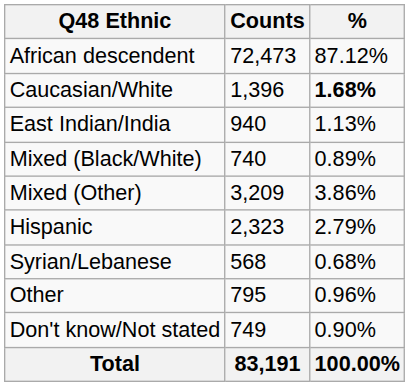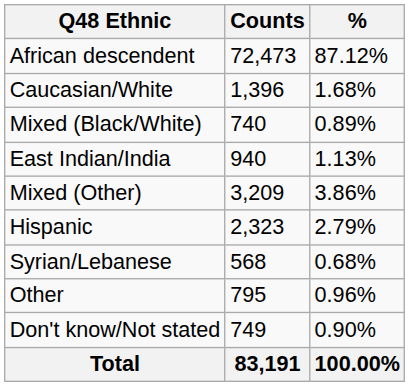(345, 90) bold -> (345, 90) normal
rows swapped: (90, 124) <-> (106, 158)
